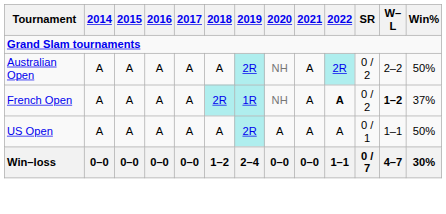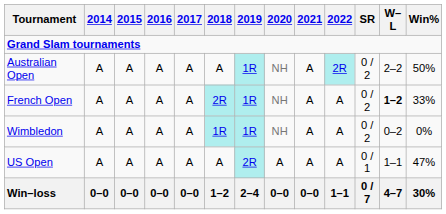(250, 68) 2R -> (250, 68) 1R
(340, 99) bold -> (340, 99) normal
(424, 99) 37% -> (424, 99) 33%
+ row: (35, 130)
(424, 130) 50% -> (424, 162) 47%
